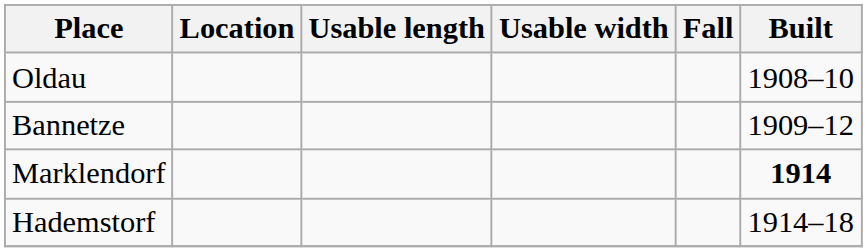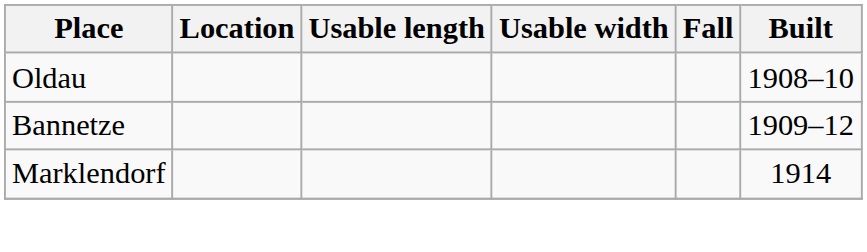(801, 173) bold -> (801, 173) normal
- row: (84, 221)
